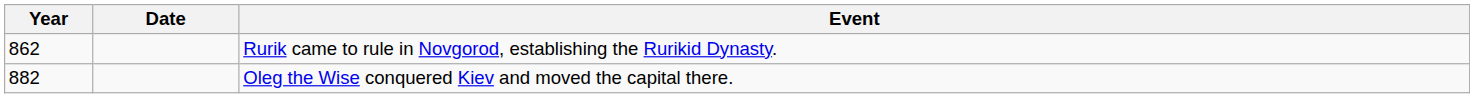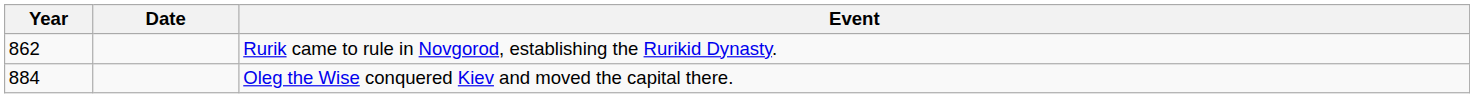(24, 78) 882 -> (24, 78) 884
